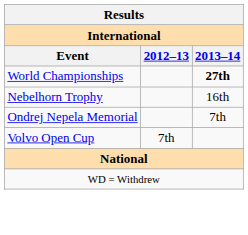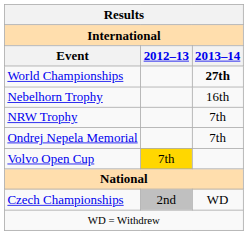+ row: (42, 117)
(166, 138) no background -> (166, 158) gold background
+ row: (66, 199)
